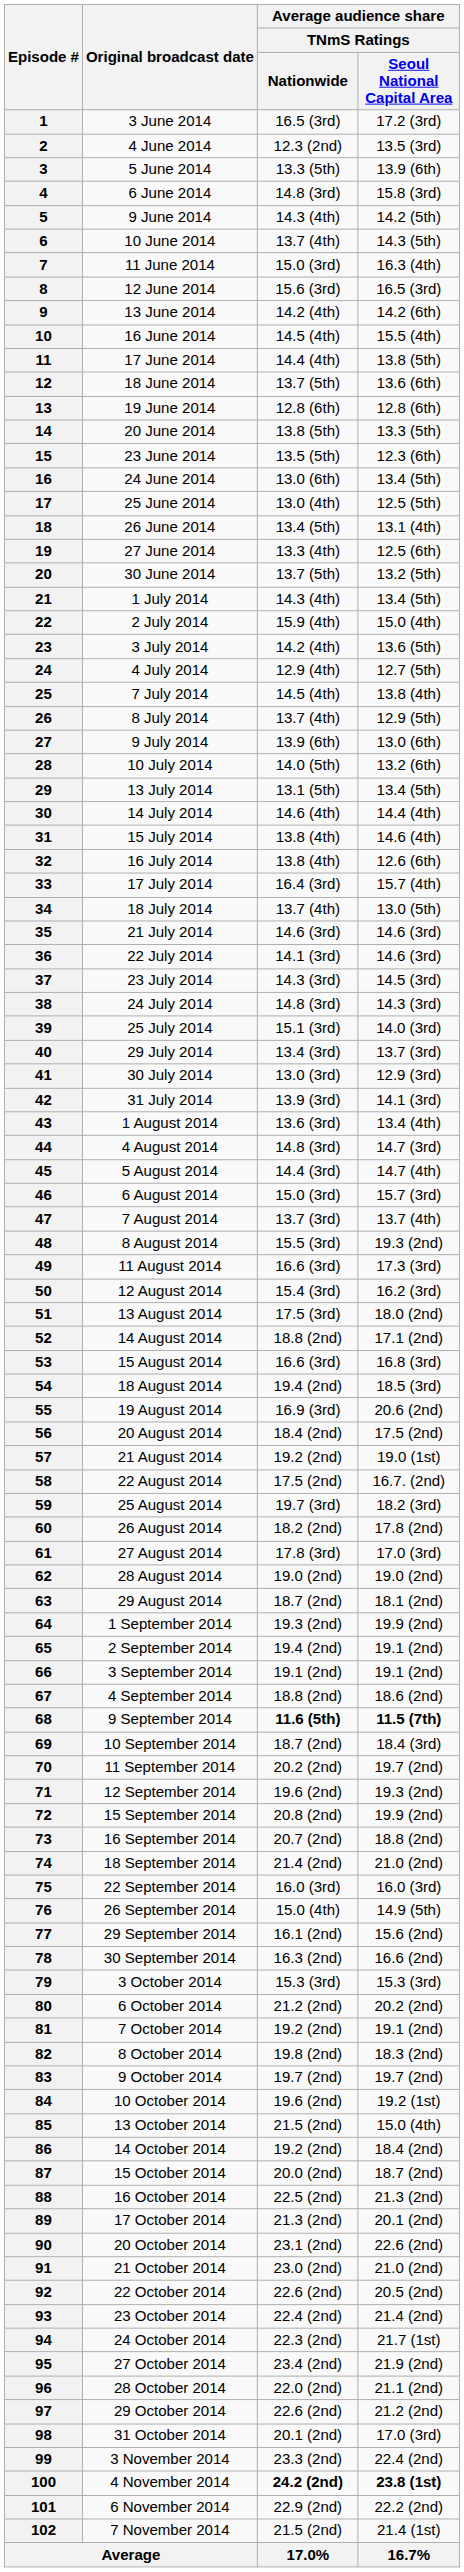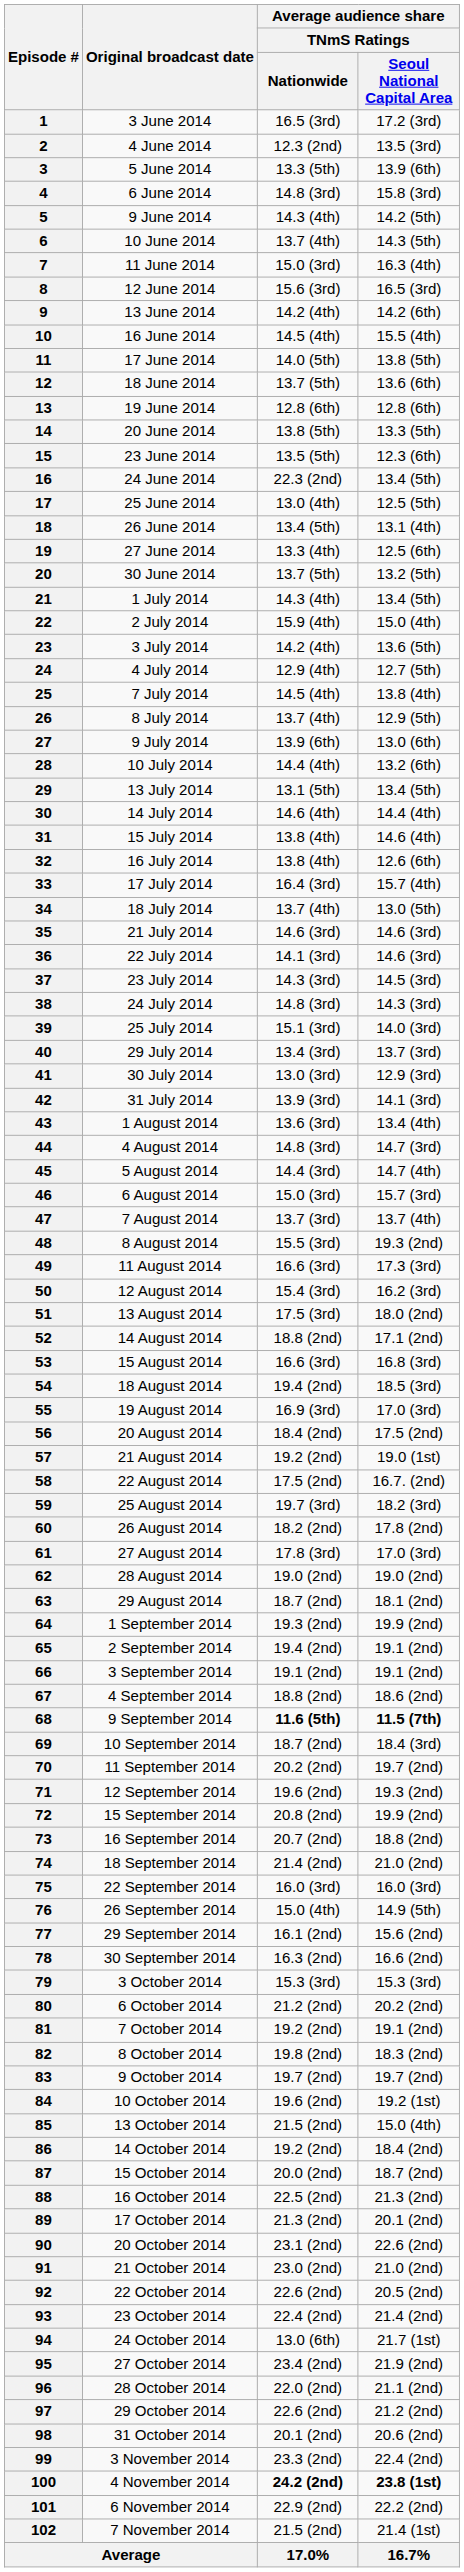(308, 360) 14.4 (4th) -> (308, 360) 14.0 (5th)
(308, 479) 13.0 (6th) -> (308, 479) 22.3 (2nd)
(308, 765) 14.0 (5th) -> (308, 765) 14.4 (4th)
(409, 1409) 20.6 (2nd) -> (409, 1409) 17.0 (3rd)
(308, 2340) 22.3 (2nd) -> (308, 2340) 13.0 (6th)
(409, 2435) 17.0 (3rd) -> (409, 2435) 20.6 (2nd)
